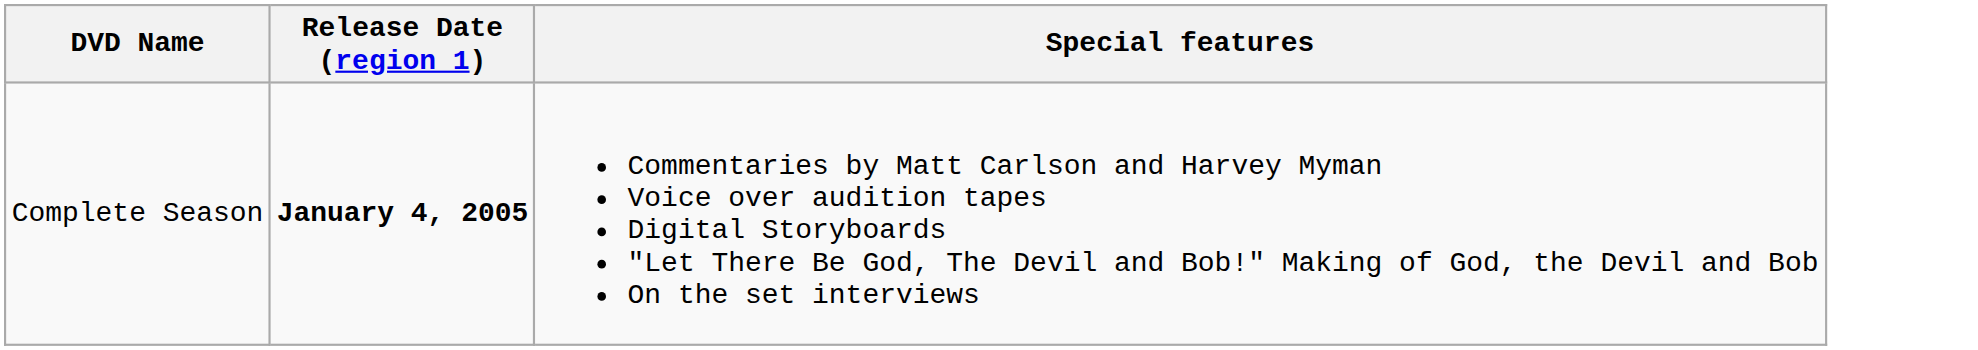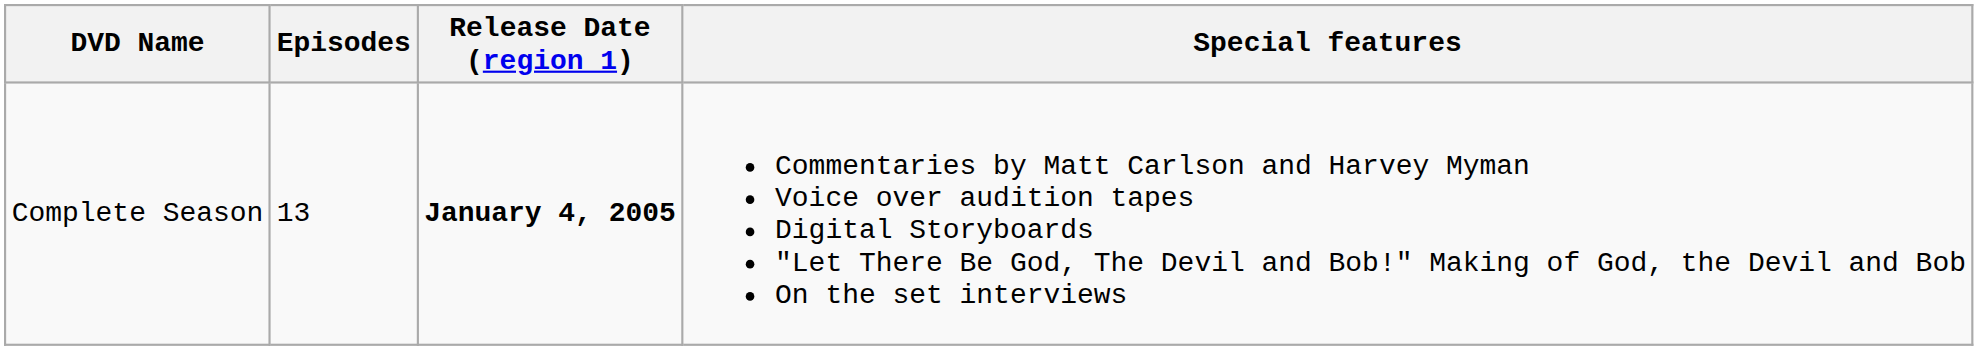+ column: (344, 44)
